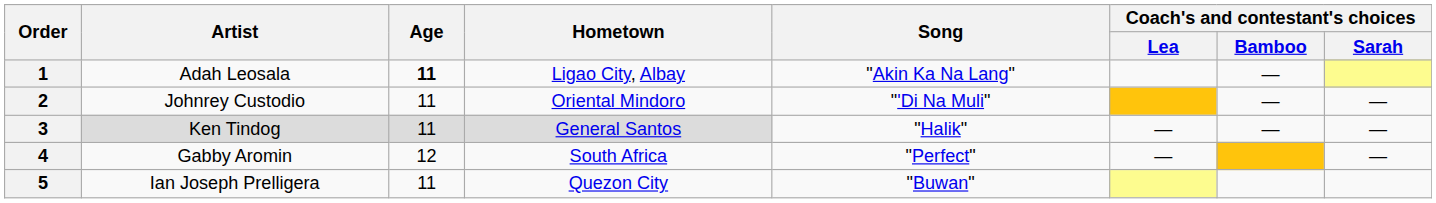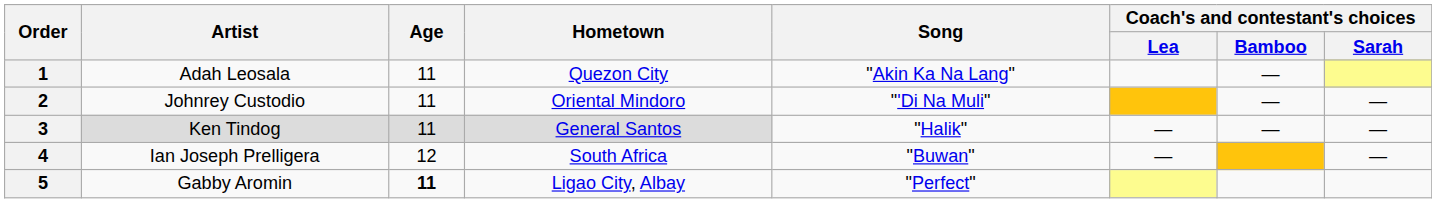(427, 73) bold -> (427, 73) normal
(618, 73) Ligao City, Albay -> (618, 73) Quezon City
(235, 156) Gabby Aromin -> (235, 156) Ian Joseph Prelligera
(941, 156) "Perfect" -> (941, 156) "Buwan"
(235, 184) Ian Joseph Prelligera -> (235, 184) Gabby Aromin
(427, 184) normal -> (427, 184) bold
(618, 184) Quezon City -> (618, 184) Ligao City, Albay
(941, 184) "Buwan" -> (941, 184) "Perfect"
